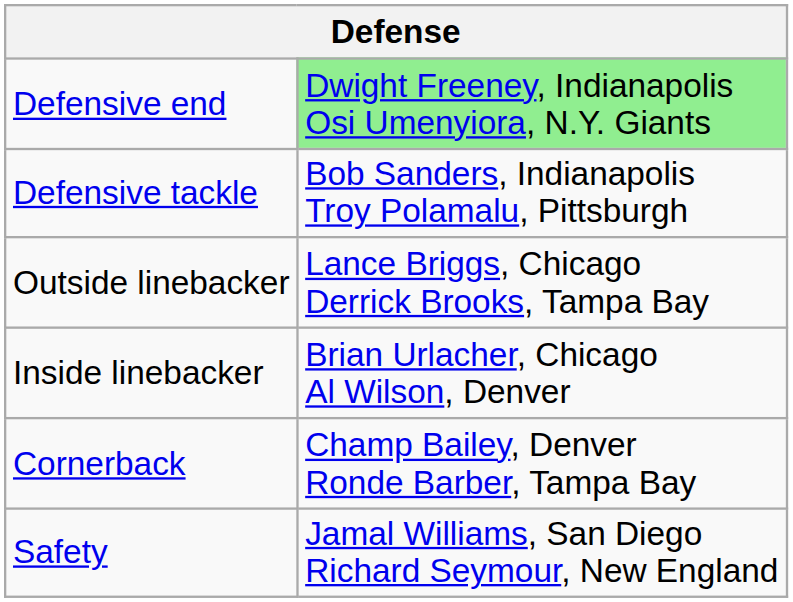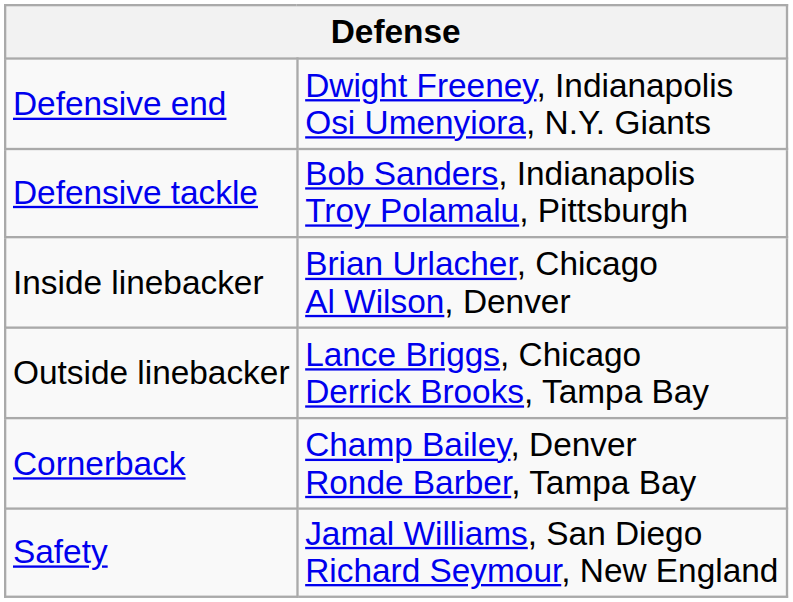(519, 103) lightgreen background -> (519, 103) no background
rows swapped: (151, 283) <-> (138, 373)
